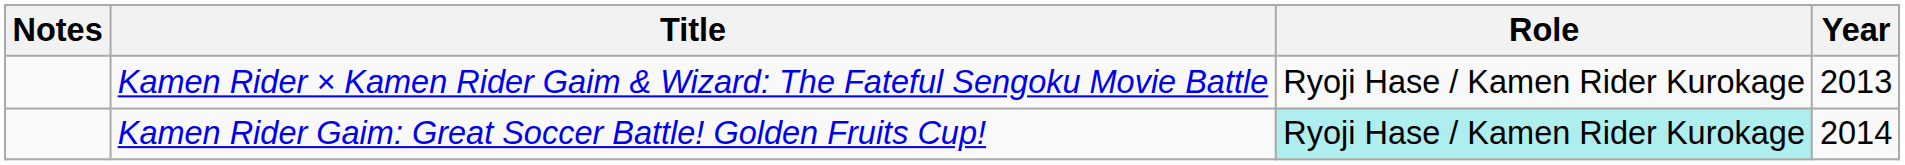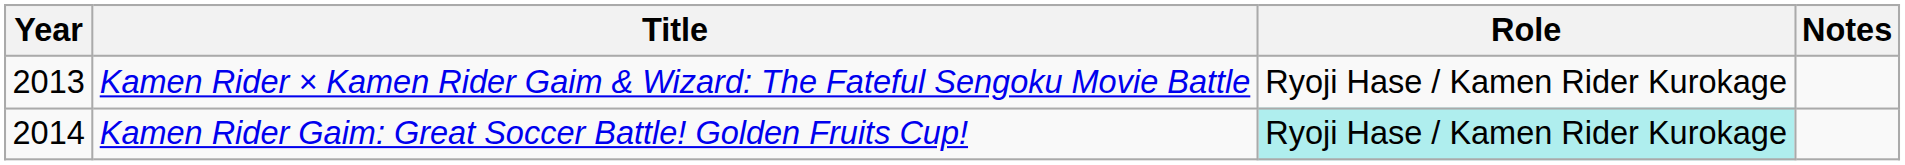columns swapped: (1856, 30) <-> (58, 30)
